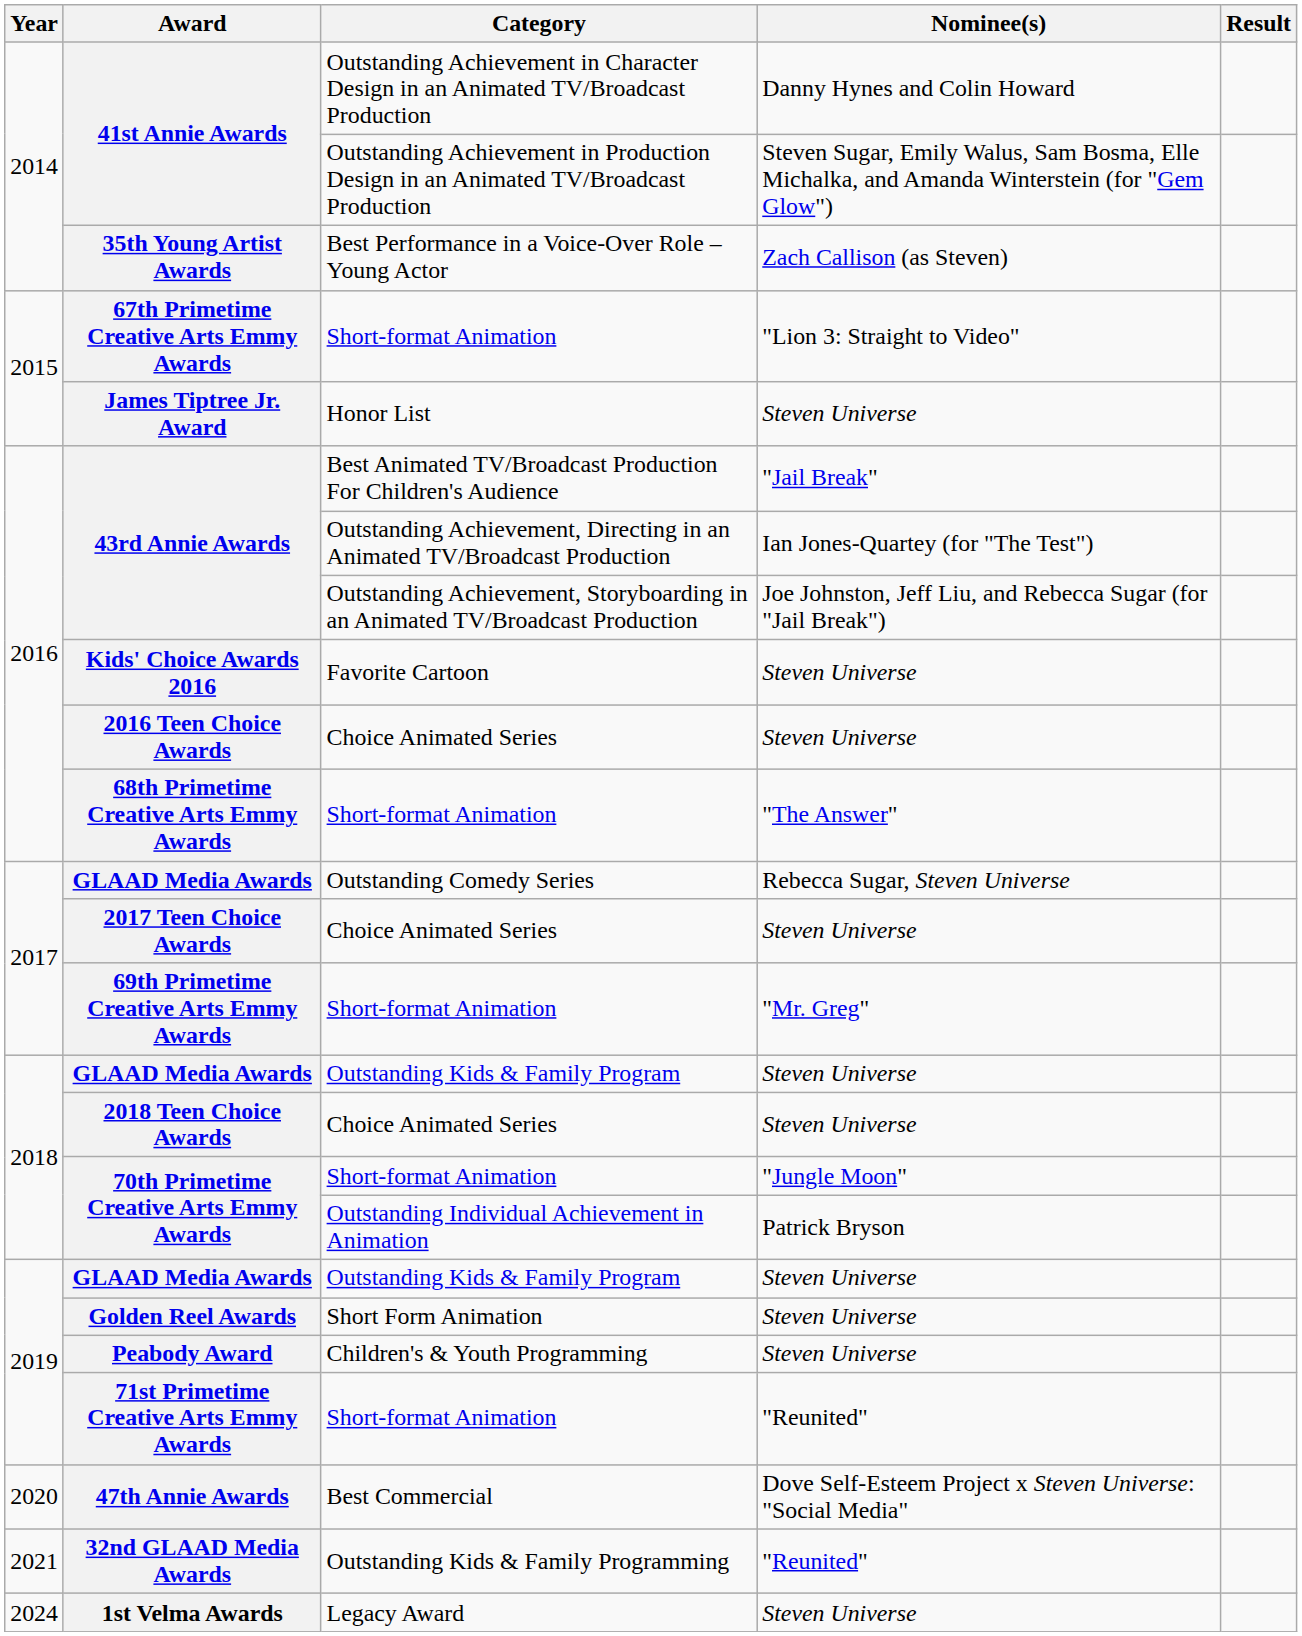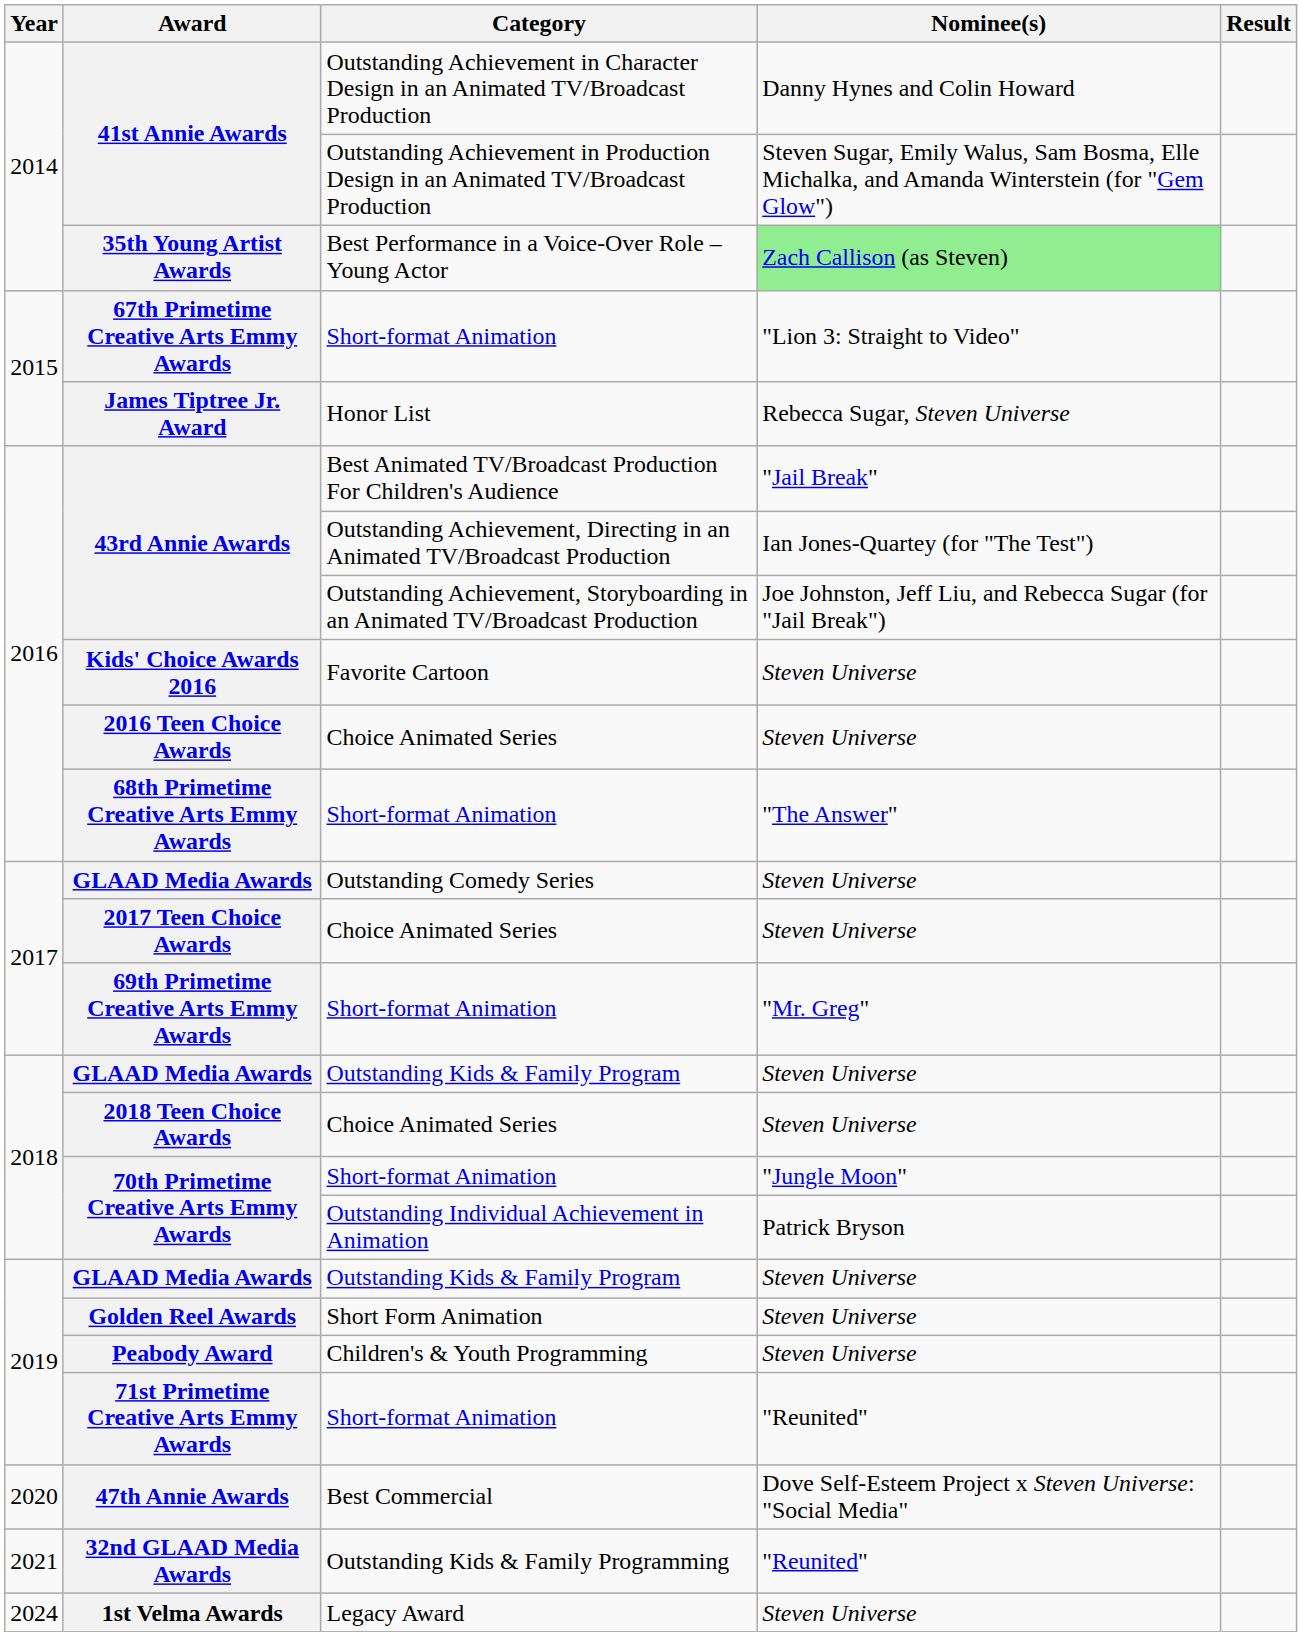(885, 257) no background -> (885, 257) lightgreen background
(839, 413) Steven Universe -> (916, 413) Rebecca Sugar, Steven Universe
(916, 879) Rebecca Sugar, Steven Universe -> (839, 879) Steven Universe
